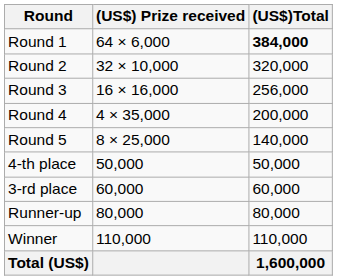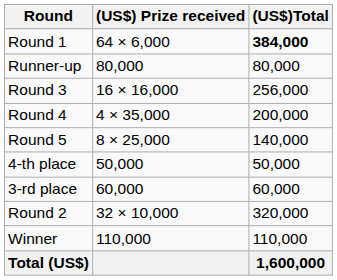rows swapped: (37, 66) <-> (45, 213)
